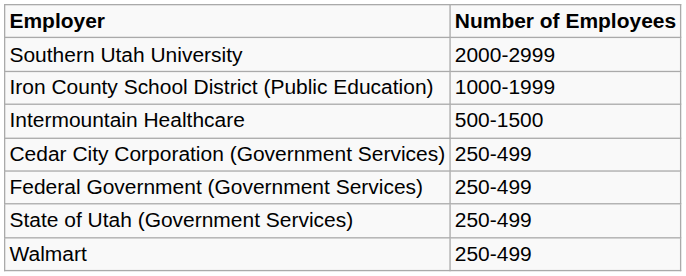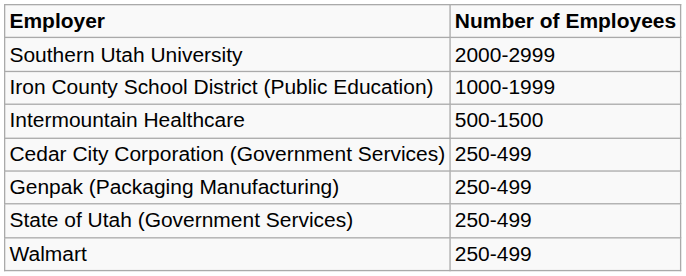+ row: (174, 187)
- row: (216, 187)
